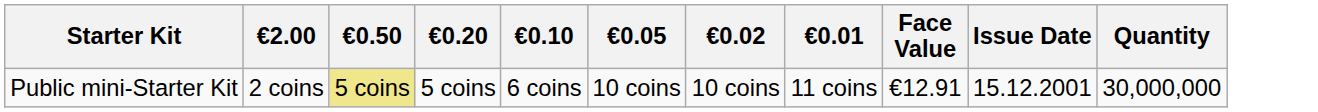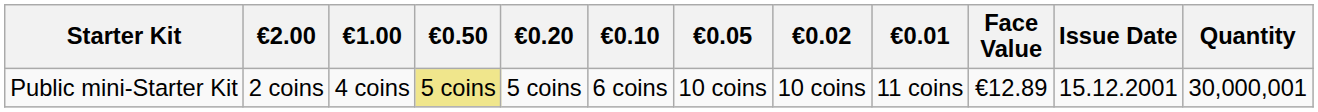+ column: (372, 36)
(925, 87) €12.91 -> (1011, 87) €12.89
(1162, 87) 30,000,000 -> (1248, 87) 30,000,001
